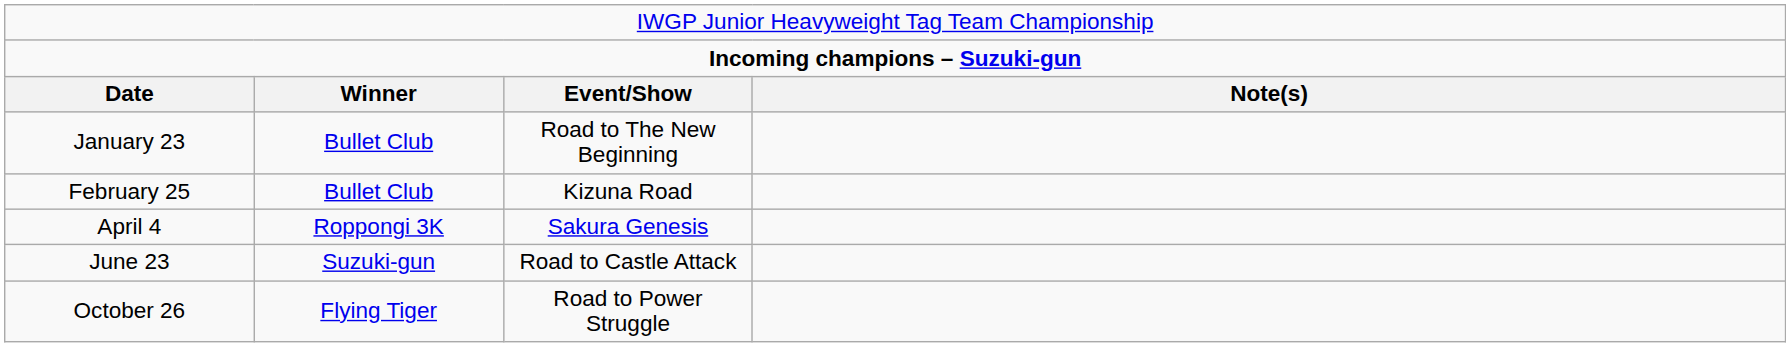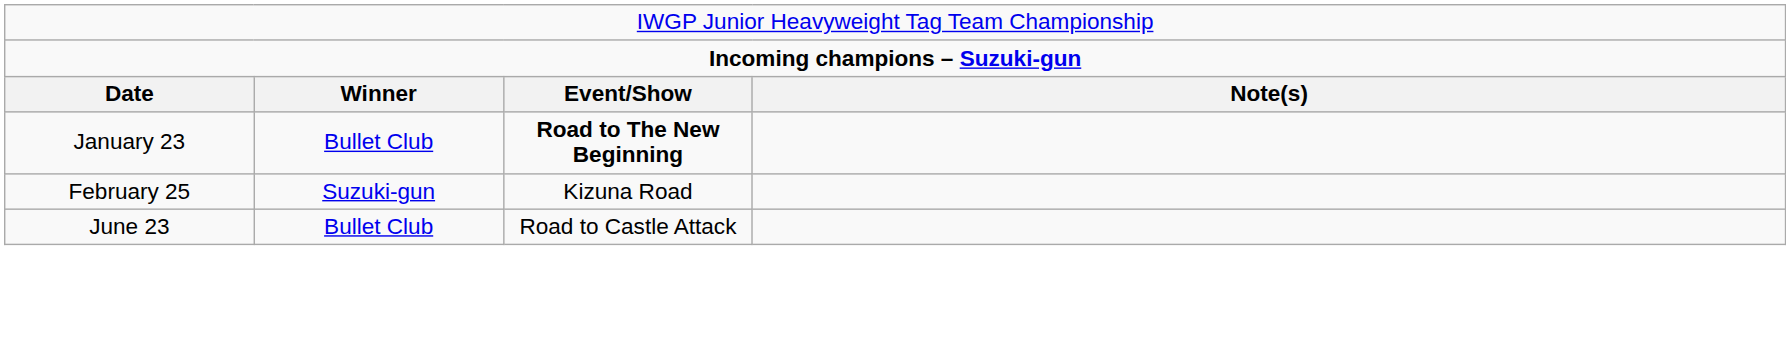(628, 142) normal -> (628, 142) bold
(379, 190) Bullet Club -> (379, 190) Suzuki-gun
- row: (129, 226)
(379, 262) Suzuki-gun -> (379, 226) Bullet Club
- row: (129, 310)
